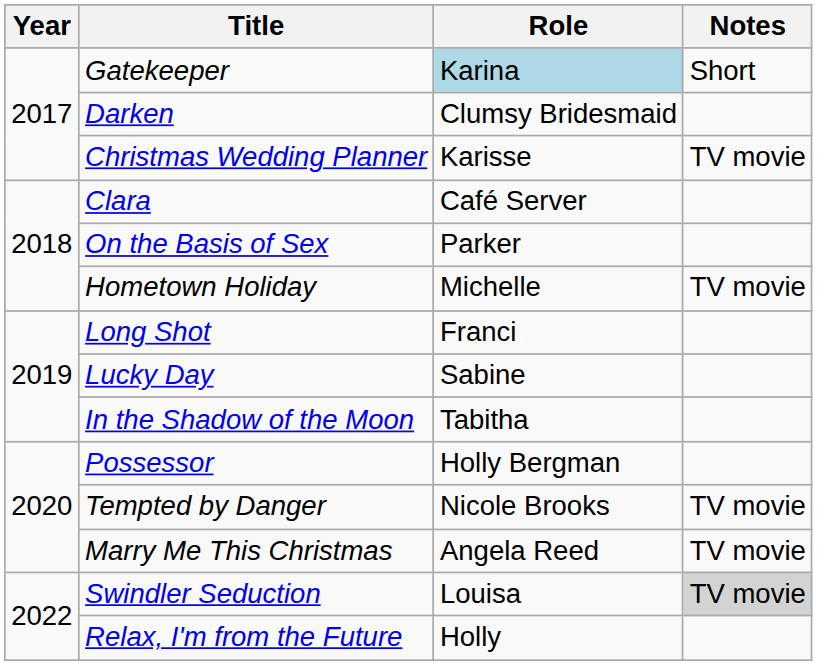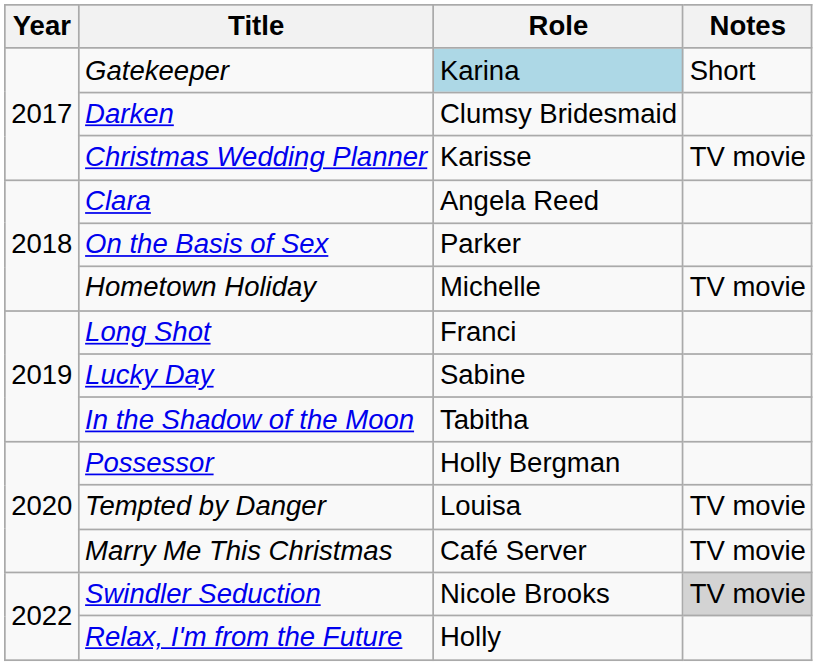(513, 200) Café Server -> (519, 200) Angela Reed
(525, 506) Nicole Brooks -> (480, 506) Louisa
(519, 550) Angela Reed -> (513, 550) Café Server
(480, 593) Louisa -> (525, 593) Nicole Brooks
